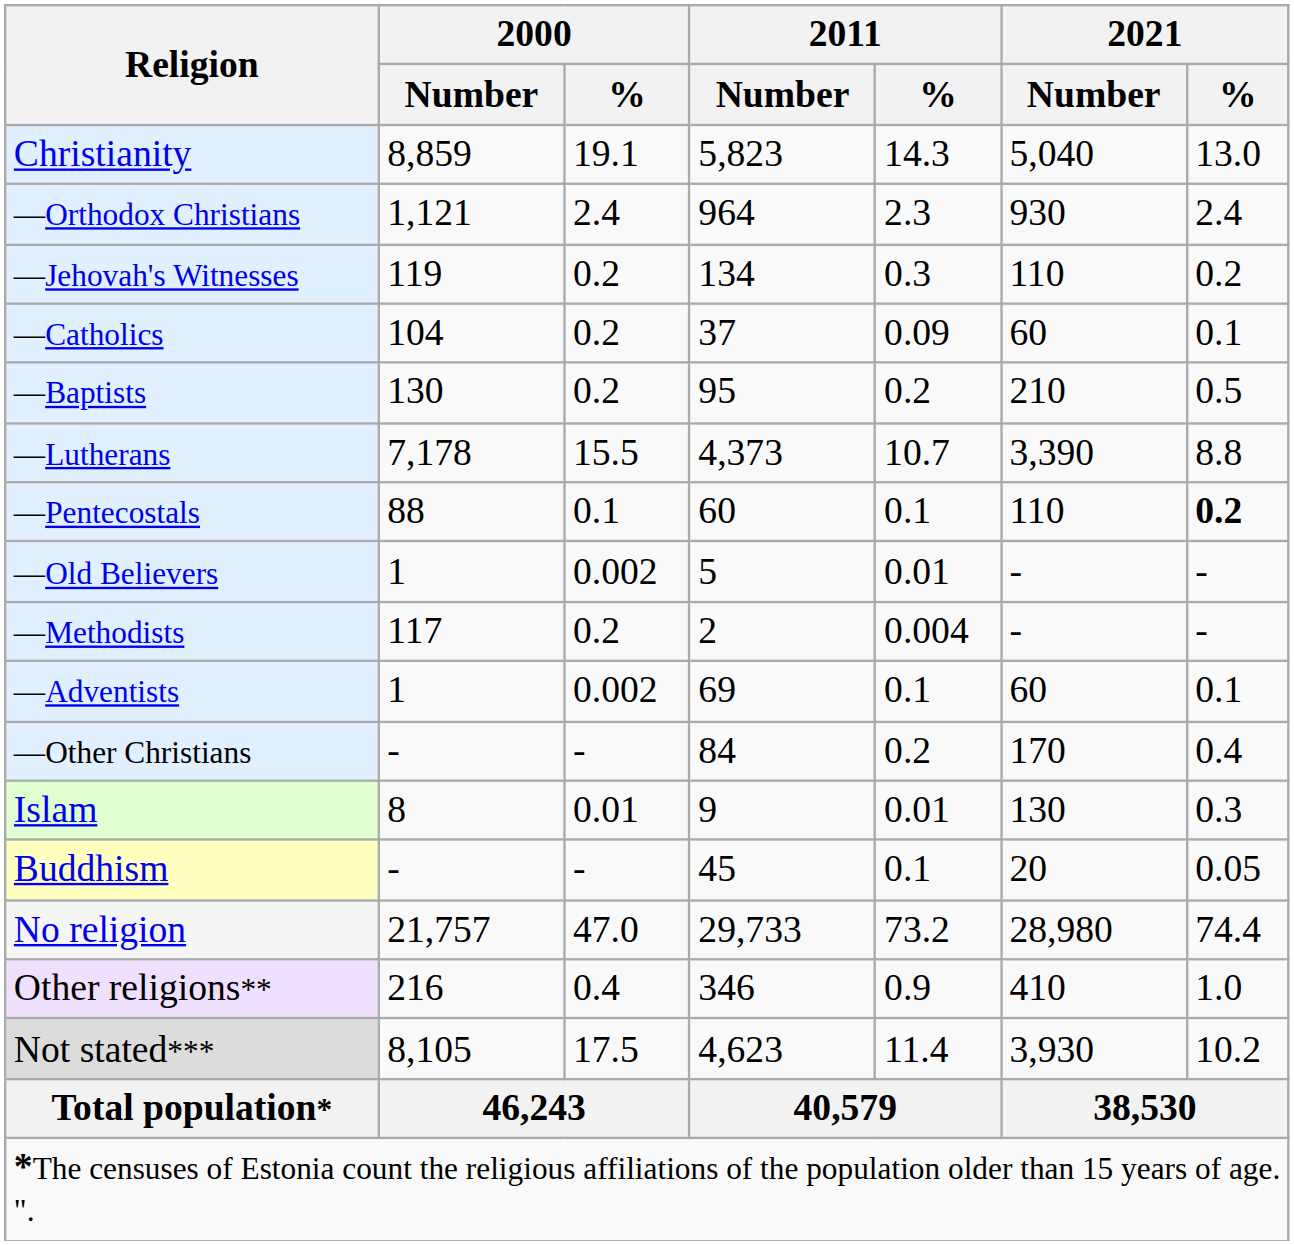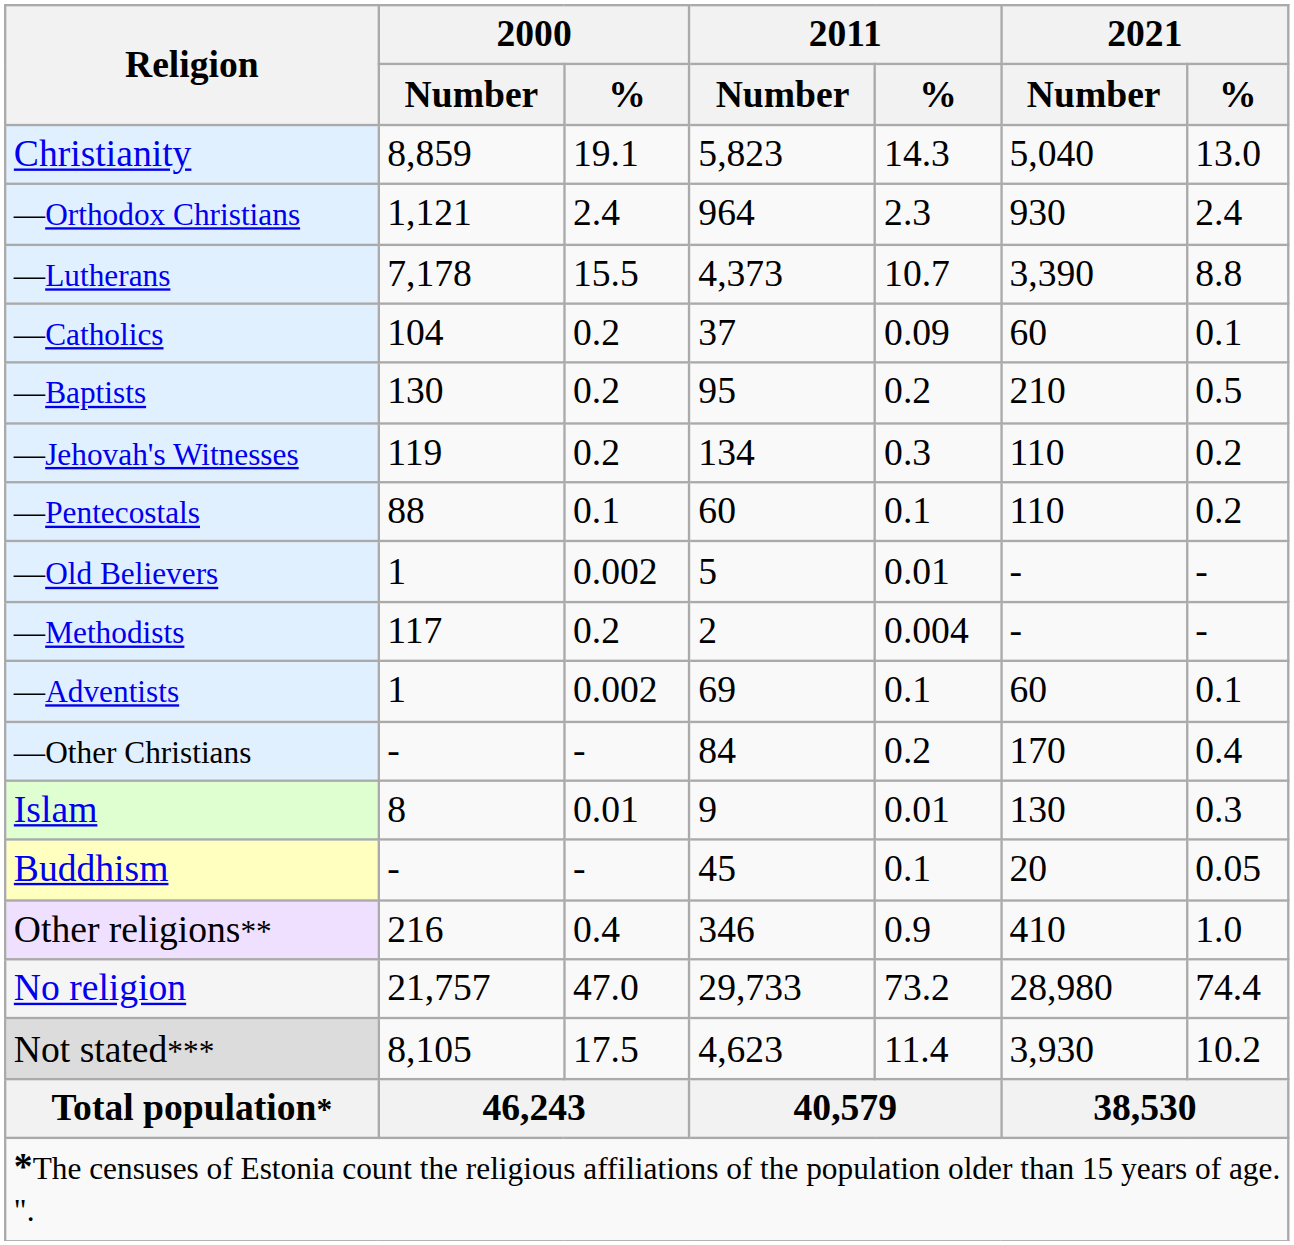rows swapped: (92, 454) <-> (156, 275)
(1219, 511) bold -> (1219, 511) normal
rows swapped: (143, 988) <-> (100, 928)
